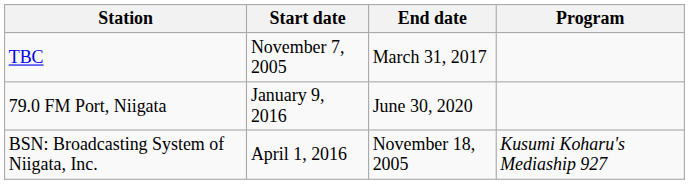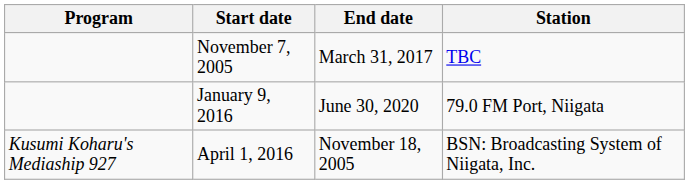columns swapped: (590, 18) <-> (126, 18)
